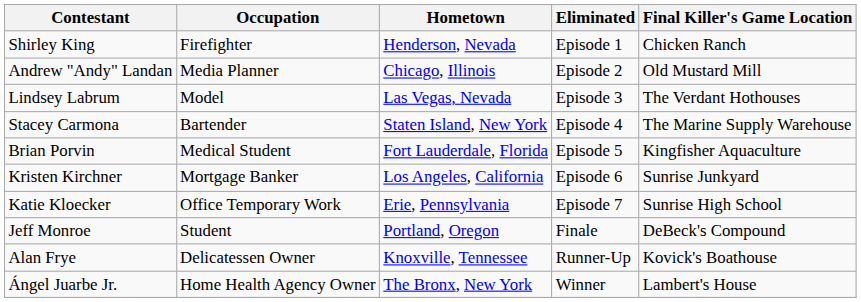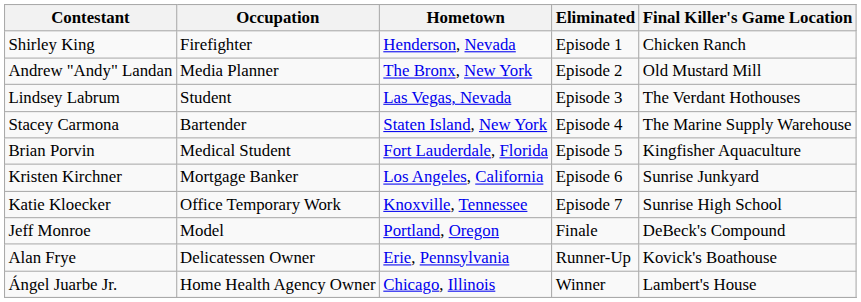(439, 71) Chicago, Illinois -> (458, 71) The Bronx, New York
(202, 97) Model -> (206, 97) Student
(446, 204) Erie, Pennsylvania -> (455, 204) Knoxville, Tennessee
(206, 230) Student -> (202, 230) Model
(455, 257) Knoxville, Tennessee -> (446, 257) Erie, Pennsylvania
(458, 284) The Bronx, New York -> (439, 284) Chicago, Illinois
